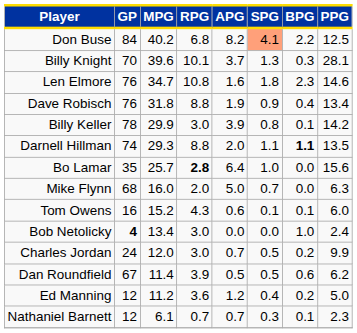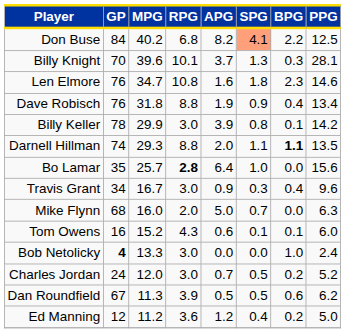+ row: (63, 189)
(161, 231) 13.4 -> (150, 252) 13.3
(340, 252) 9.9 -> (328, 274) 5.2
(161, 274) 11.4 -> (150, 295) 11.3
- row: (59, 316)
